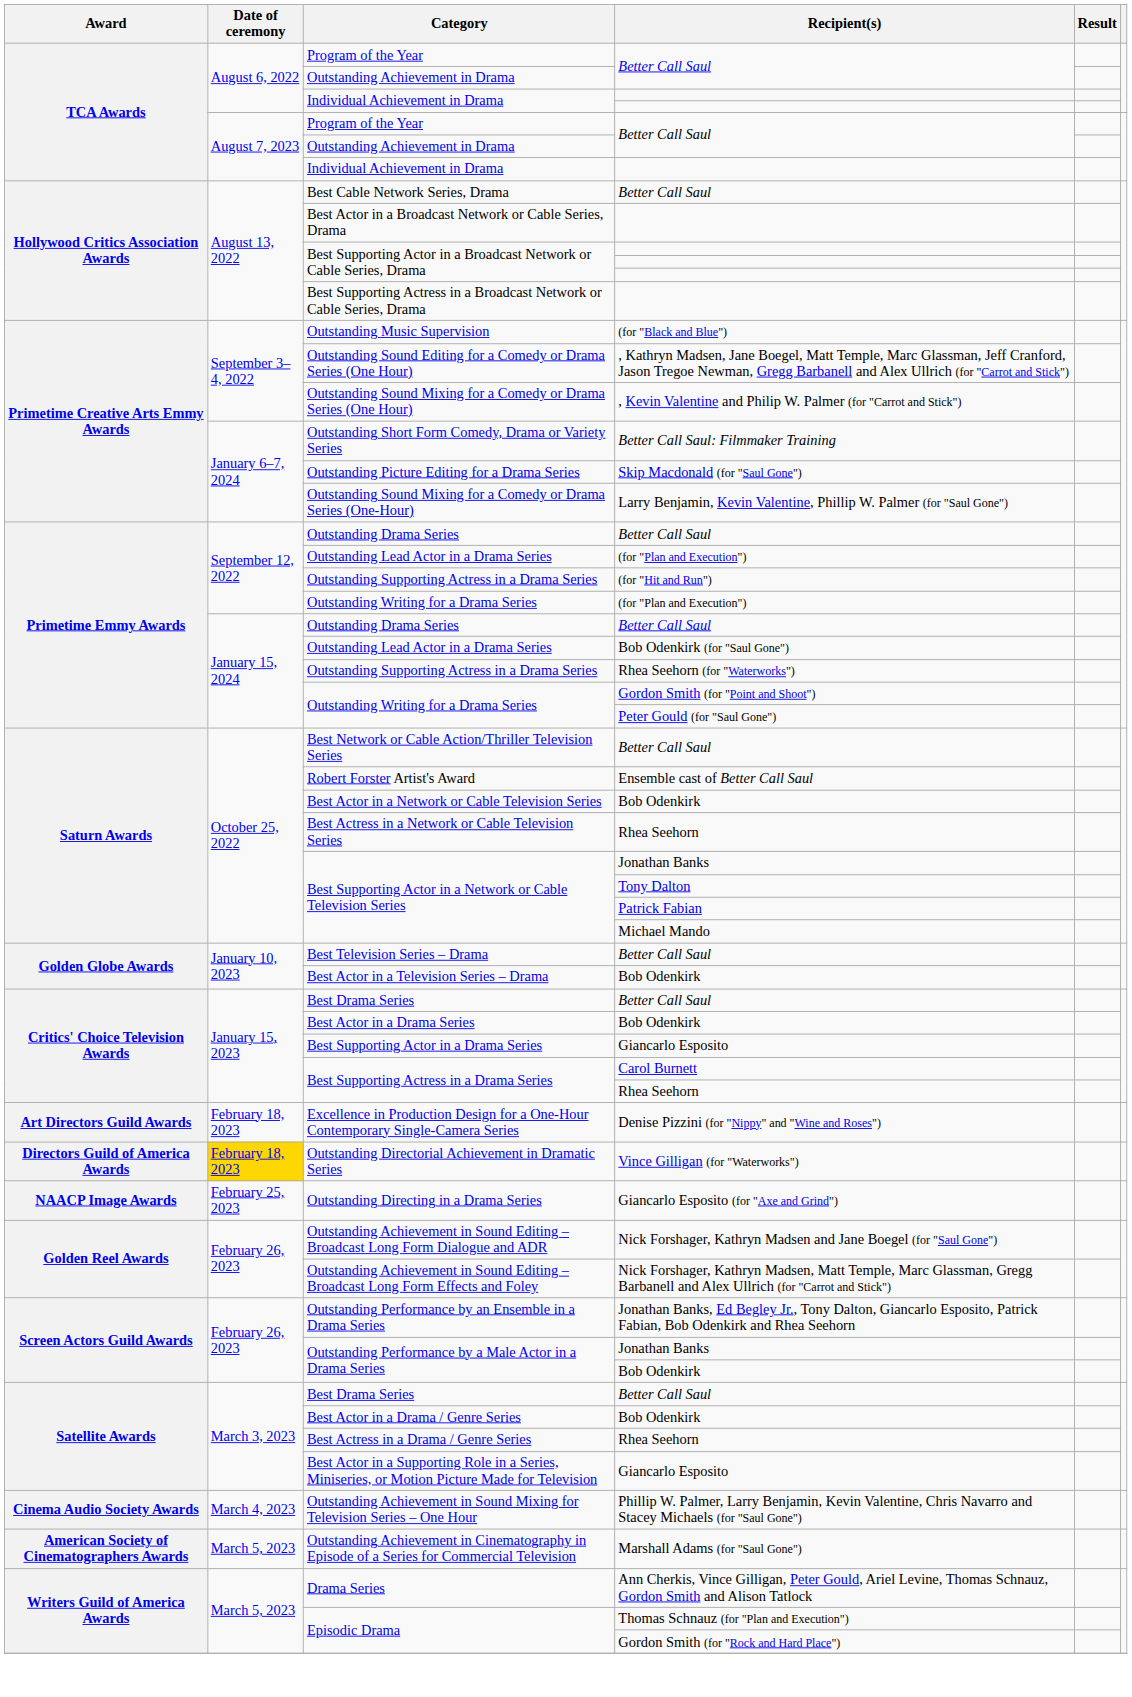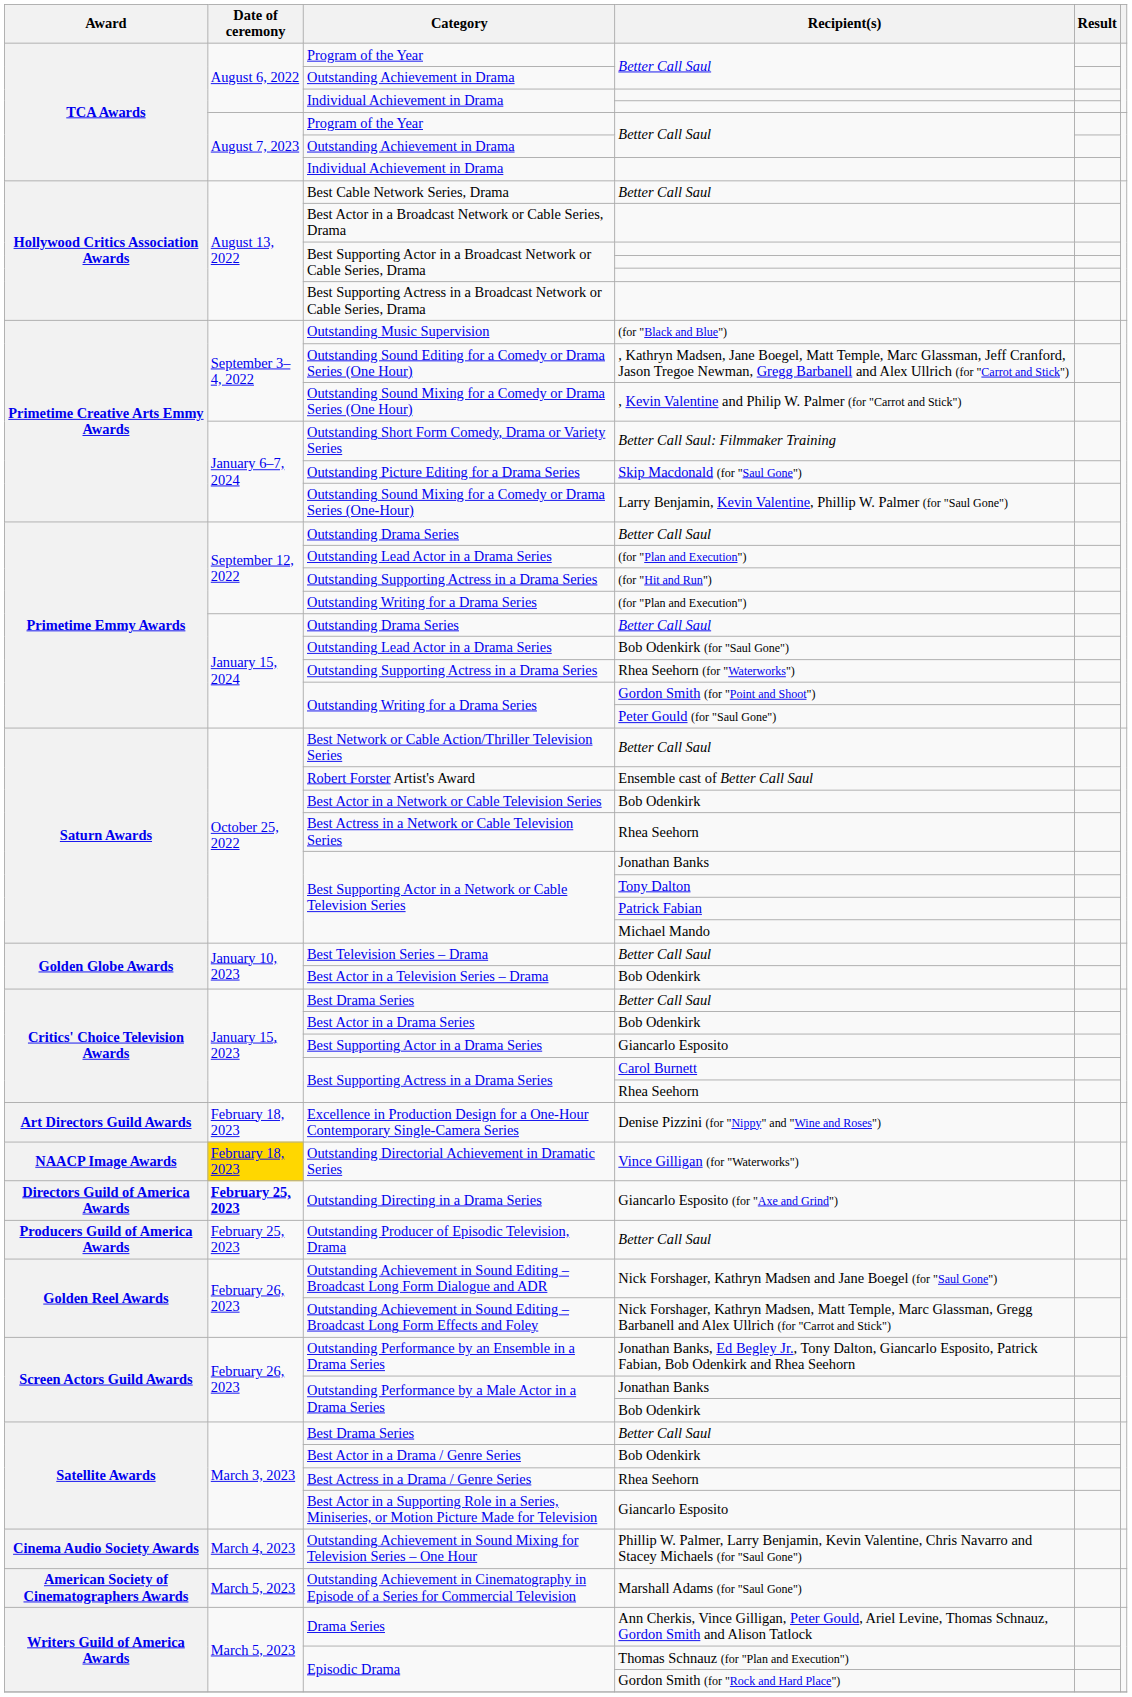(106, 1161) Directors Guild of America Awards -> (106, 1161) NAACP Image Awards
(106, 1200) NAACP Image Awards -> (106, 1200) Directors Guild of America Awards
(248, 1200) normal -> (251, 1200) bold
+ row: (438, 1239)
